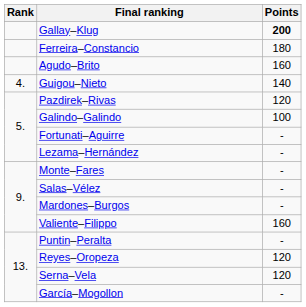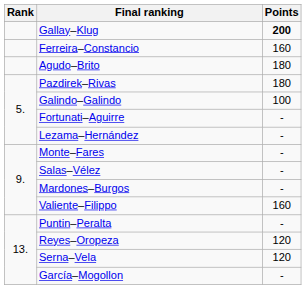(282, 48) 180 -> (282, 48) 160
(282, 65) 160 -> (282, 65) 180
- row: (73, 83)
(282, 100) 120 -> (282, 83) 180
